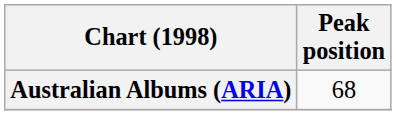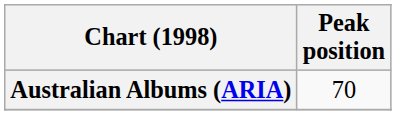(344, 89) 68 -> (344, 89) 70
